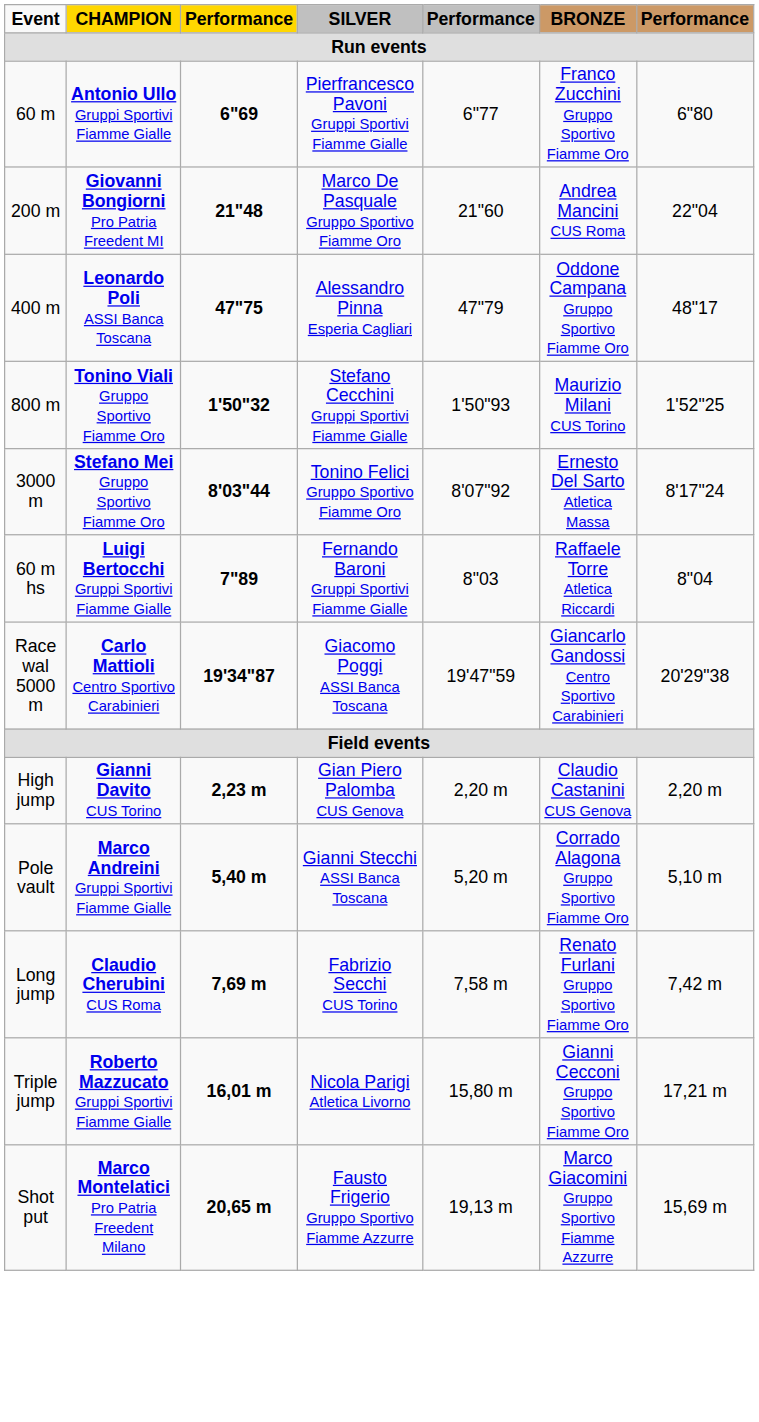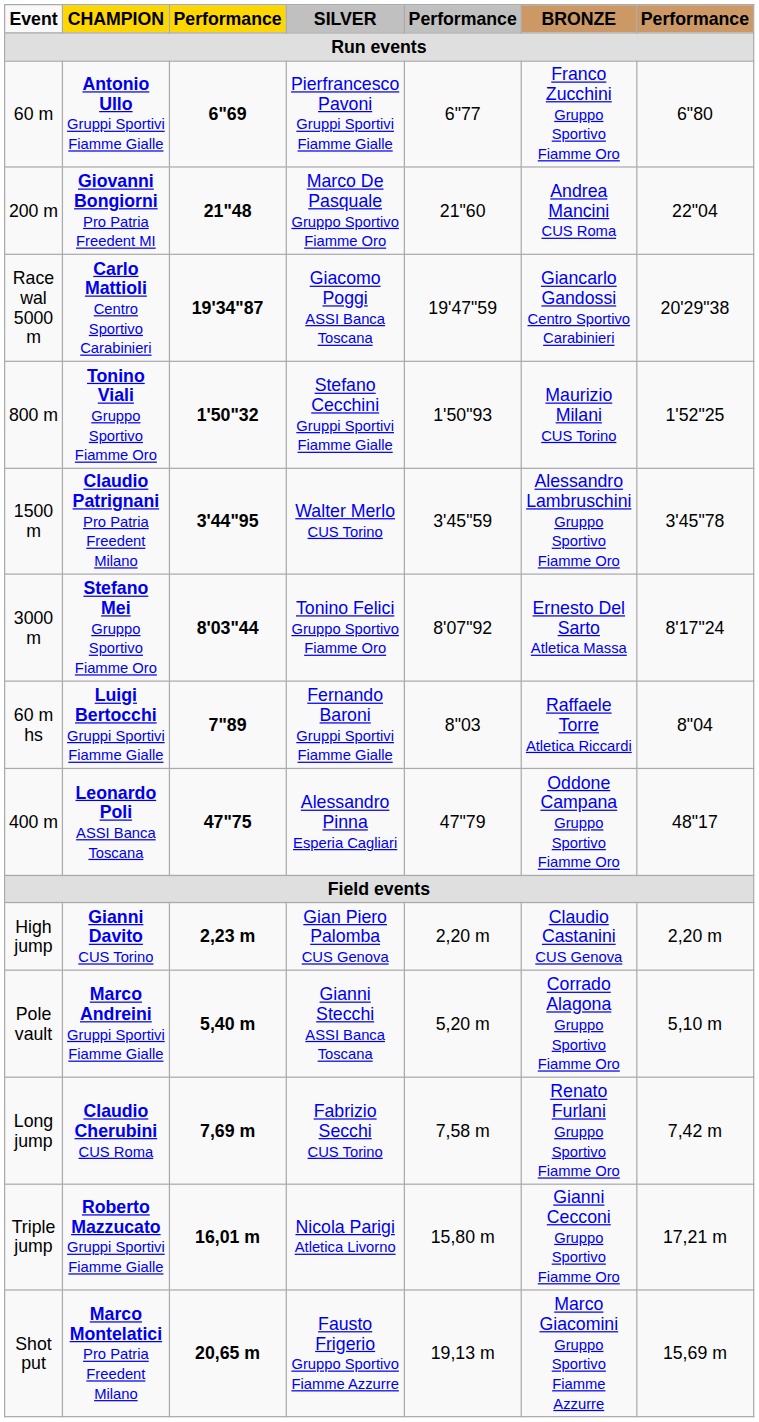rows swapped: (36, 308) <-> (36, 676)
+ row: (34, 521)
